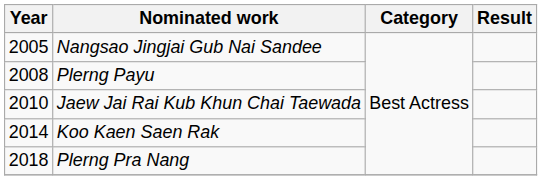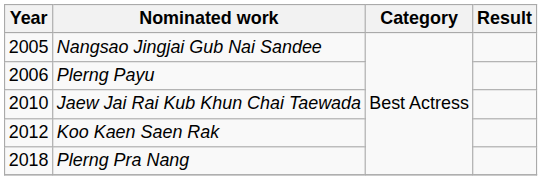(29, 75) 2008 -> (29, 75) 2006
(29, 132) 2014 -> (29, 132) 2012
